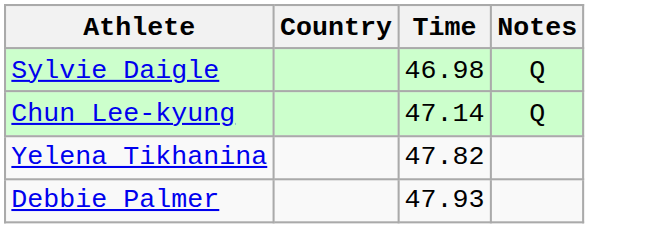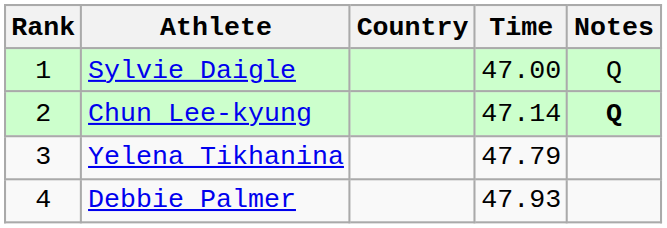+ column: (43, 27)
(445, 70) 46.98 -> (521, 70) 47.00
(537, 114) normal -> (614, 114) bold
(445, 157) 47.82 -> (521, 157) 47.79
